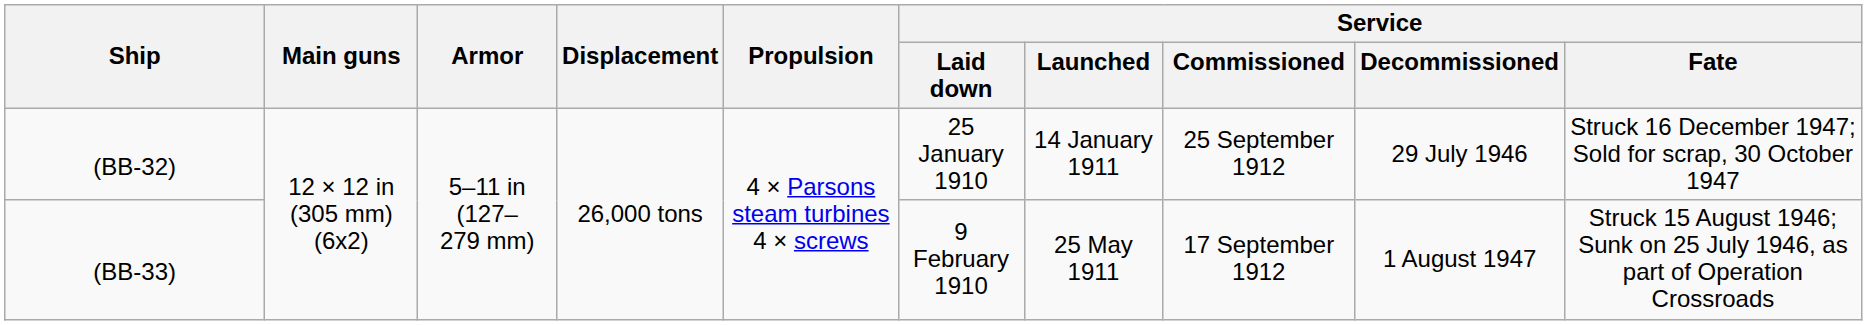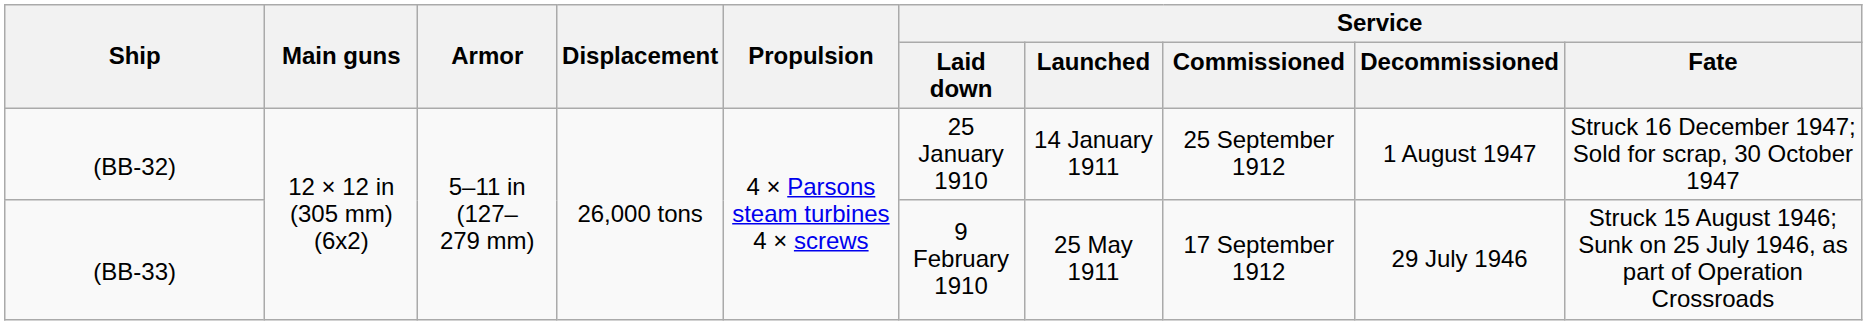(1460, 153) 29 July 1946 -> (1460, 153) 1 August 1947
(1460, 259) 1 August 1947 -> (1460, 259) 29 July 1946
